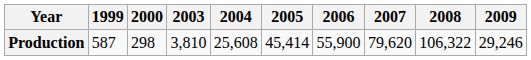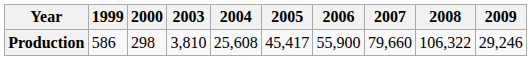(104, 42) 587 -> (104, 42) 586
(287, 42) 45,414 -> (287, 42) 45,417
(390, 42) 79,620 -> (390, 42) 79,660
